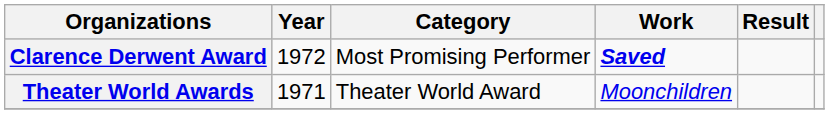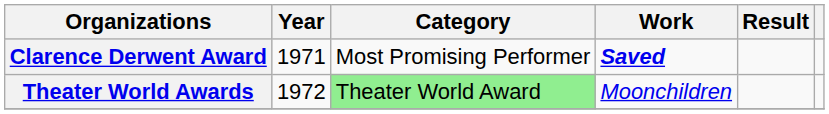(301, 56) 1972 -> (301, 56) 1971
(301, 91) 1971 -> (301, 91) 1972
(438, 91) no background -> (438, 91) lightgreen background
